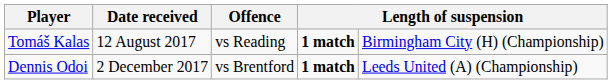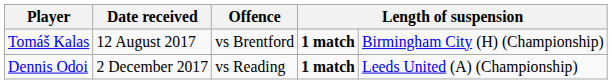(250, 41) vs Reading -> (255, 41) vs Brentford
(255, 66) vs Brentford -> (250, 66) vs Reading
